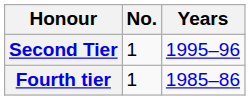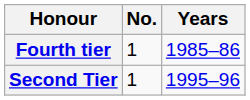rows swapped: (63, 49) <-> (63, 79)
